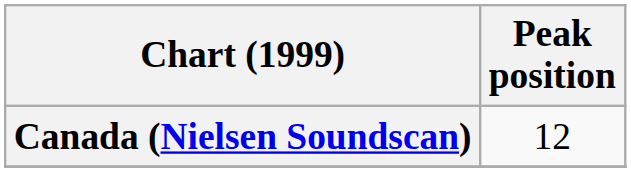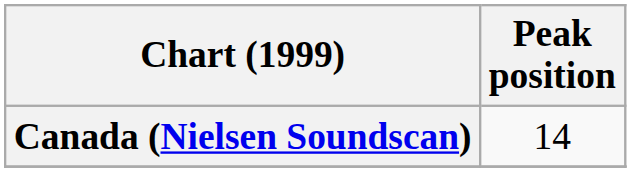(552, 135) 12 -> (552, 135) 14
